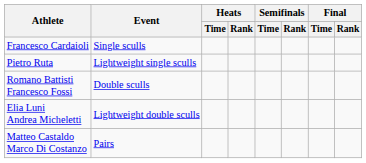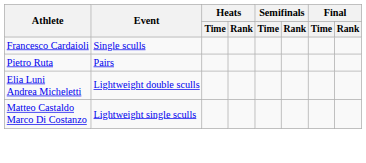(145, 62) Lightweight single sculls -> (104, 62) Pairs
- row: (40, 85)
(104, 143) Pairs -> (145, 114) Lightweight single sculls
